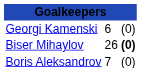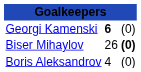(108, 28) normal -> (108, 28) bold
(108, 61) 7 -> (108, 61) 4
